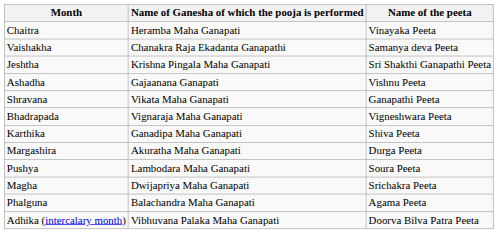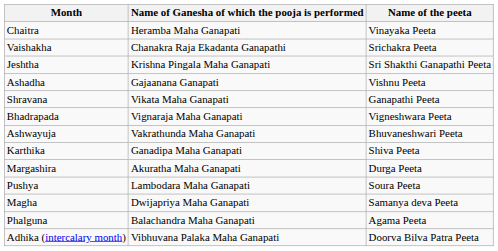(413, 47) Samanya deva Peeta -> (403, 47) Srichakra Peeta
+ row: (31, 133)
(403, 185) Srichakra Peeta -> (413, 202) Samanya deva Peeta
